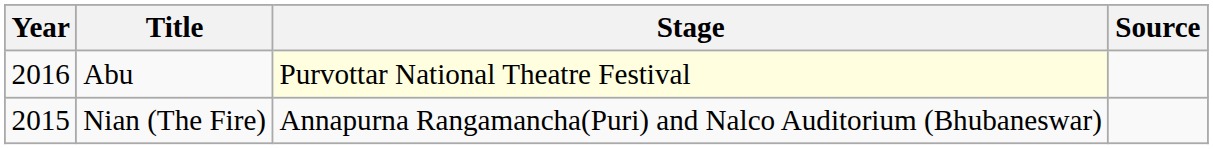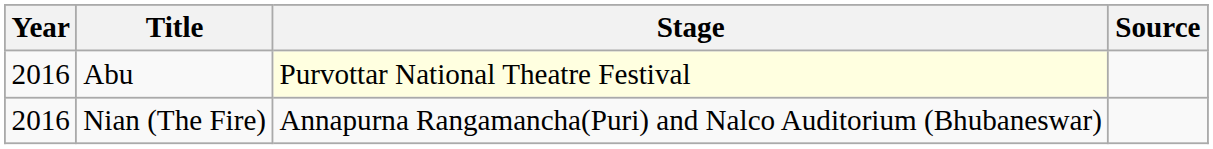(41, 119) 2015 -> (41, 119) 2016
